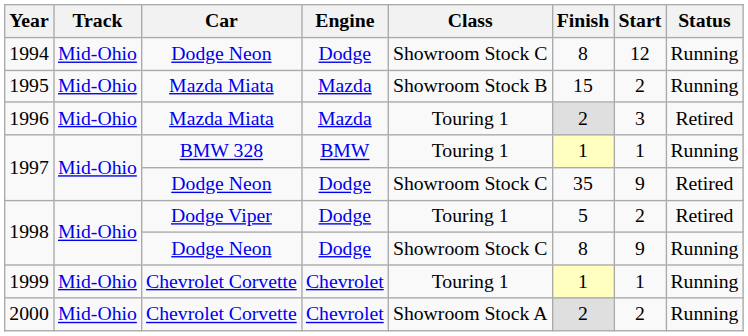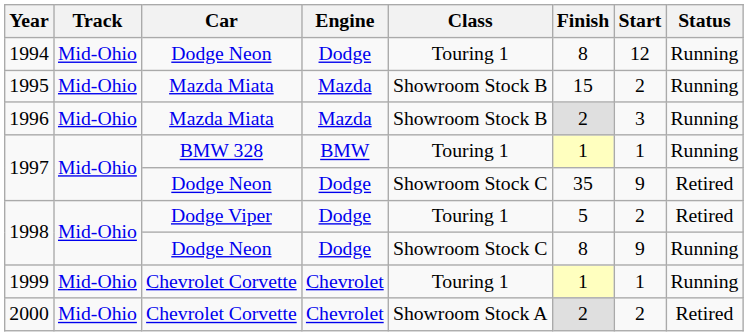(470, 53) Showroom Stock C -> (470, 53) Touring 1
(470, 118) Touring 1 -> (470, 118) Showroom Stock B
(704, 118) Retired -> (704, 118) Running
(704, 313) Running -> (704, 313) Retired
